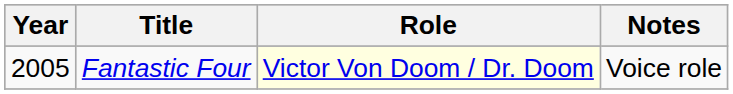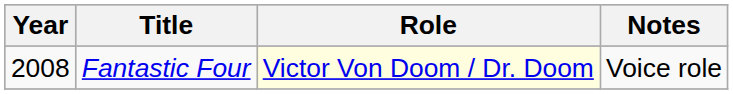(40, 67) 2005 -> (40, 67) 2008
